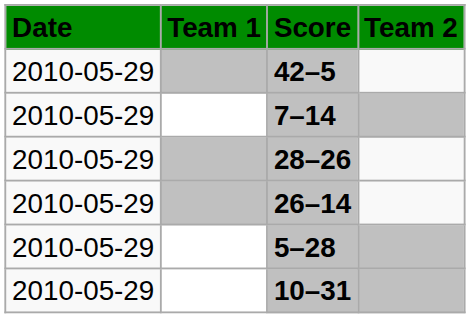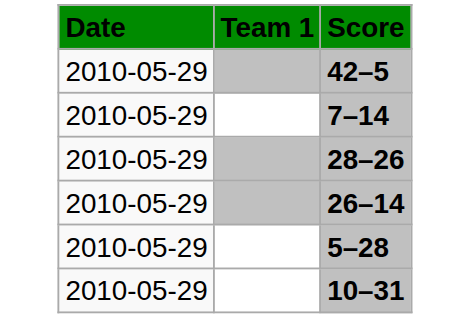- column: (411, 27)
